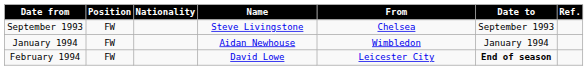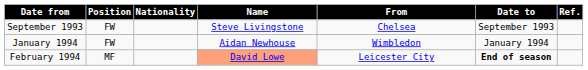(110, 57) FW -> (110, 57) MF
(257, 57) no background -> (257, 57) lightsalmon background
